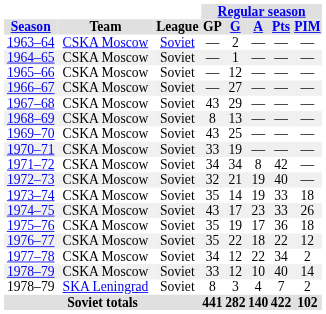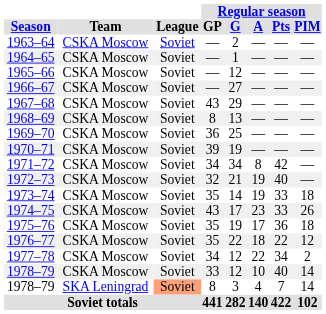(212, 134) 43 -> (212, 134) 36
(212, 149) 33 -> (212, 149) 39
(177, 287) no background -> (177, 287) lightsalmon background
(307, 287) 2 -> (307, 287) 14
